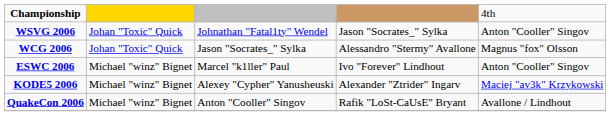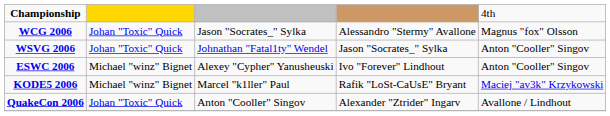rows swapped: (45, 31) <-> (45, 48)
(243, 66) Marcel "k1ller" Paul -> (265, 66) Alexey "Cypher" Yanusheuski
(265, 84) Alexey "Cypher" Yanusheuski -> (243, 84) Marcel "k1ller" Paul
(400, 84) Alexander "Ztrider" Ingarv -> (402, 84) Rafik "LoSt-CaUsE" Bryant
(140, 102) Michael "winz" Bignet -> (136, 102) Johan "Toxic" Quick
(402, 102) Rafik "LoSt-CaUsE" Bryant -> (400, 102) Alexander "Ztrider" Ingarv
